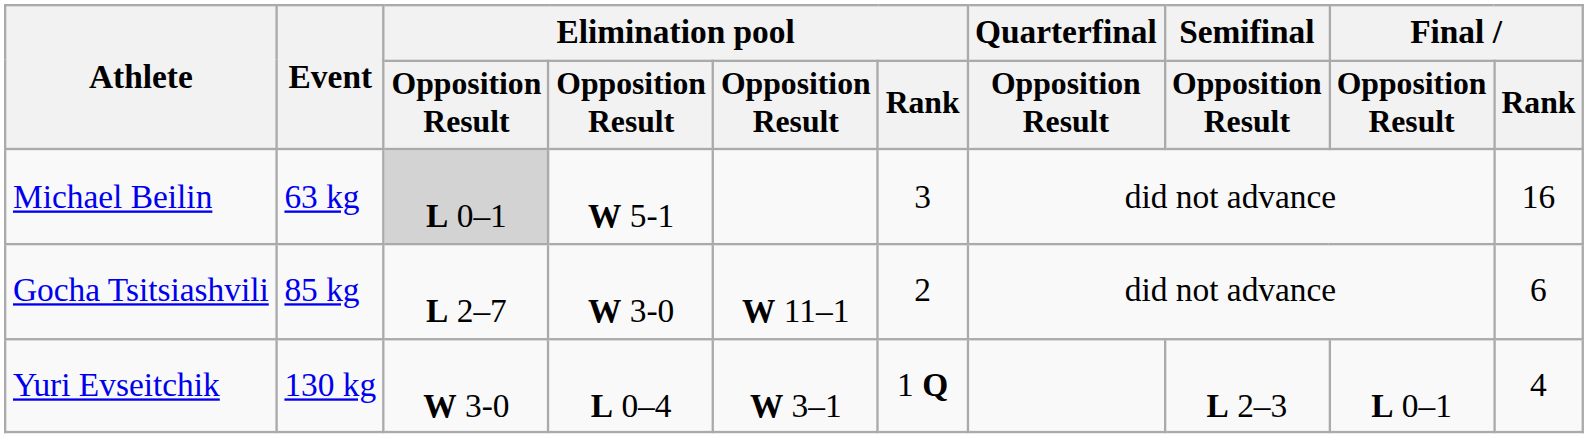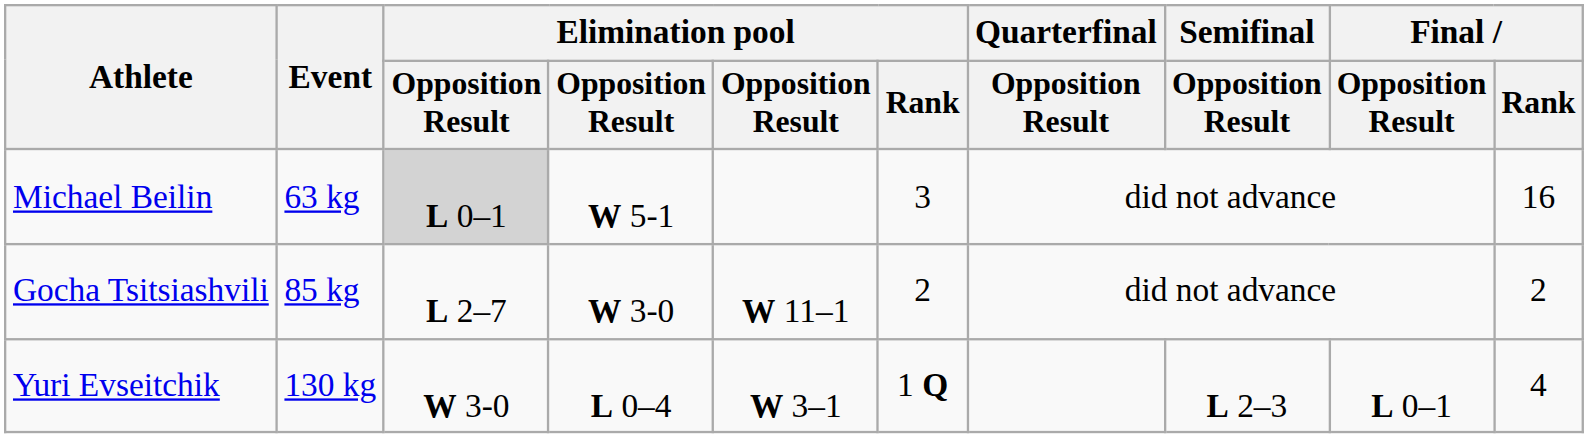(1538, 291) 6 -> (1538, 291) 2
